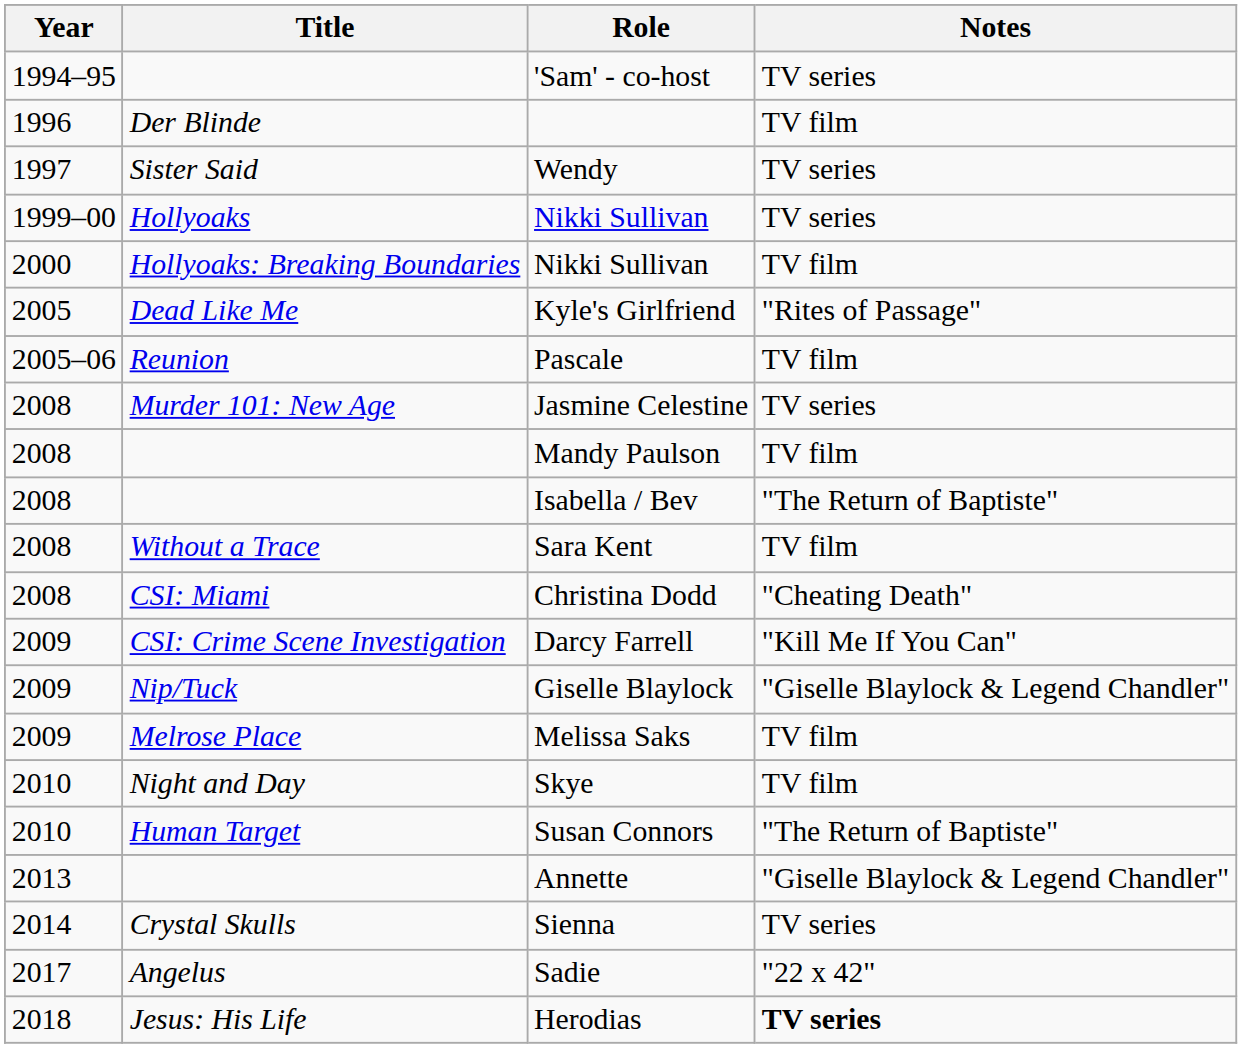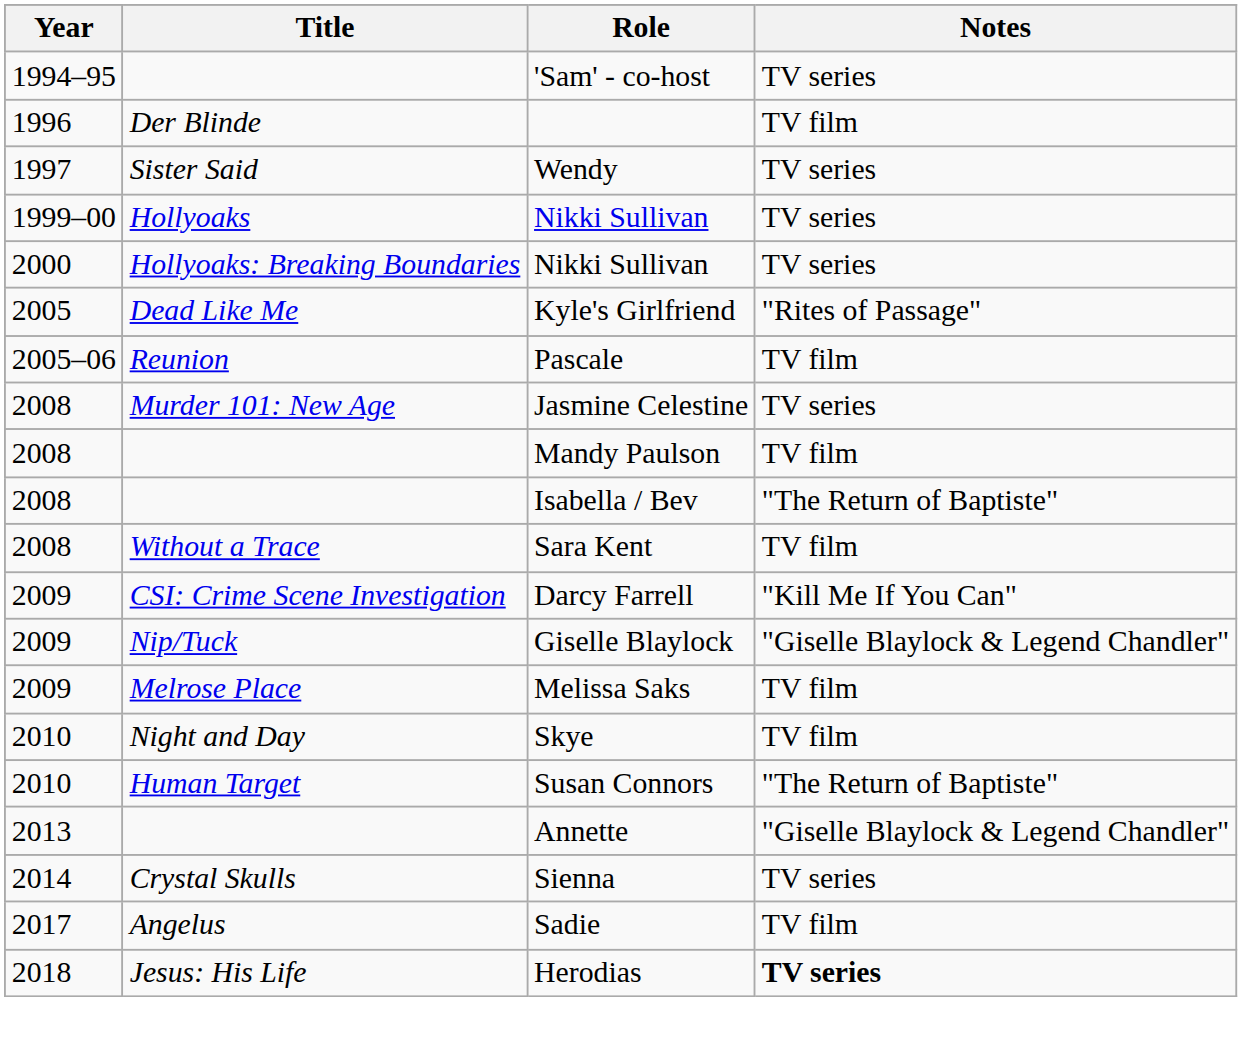(810, 264) TV film -> (819, 264) TV series
- row: (200, 594)
(819, 972) "22 x 42" -> (810, 924) TV film
